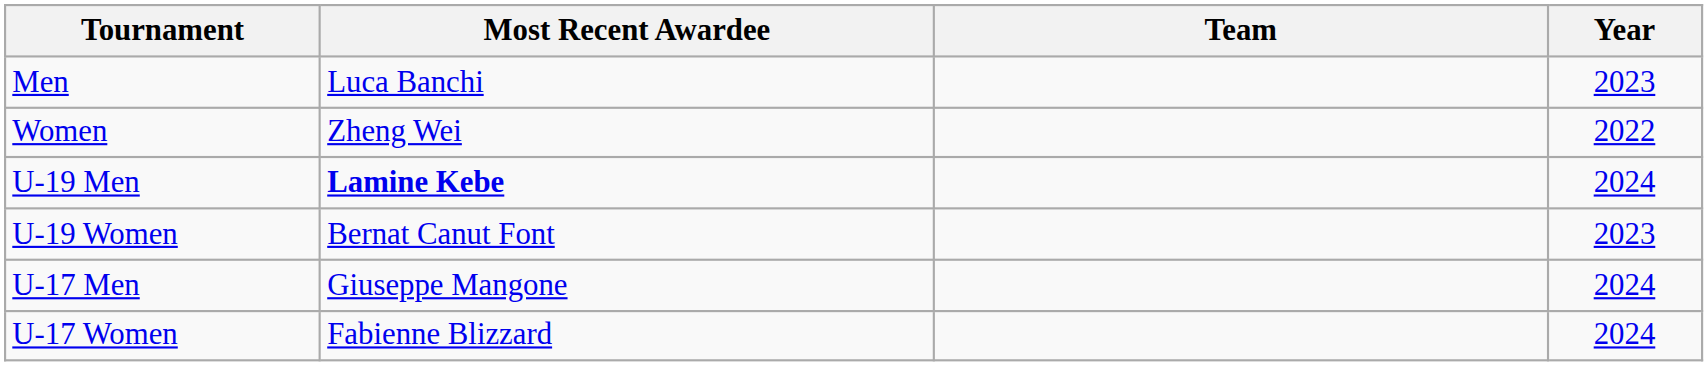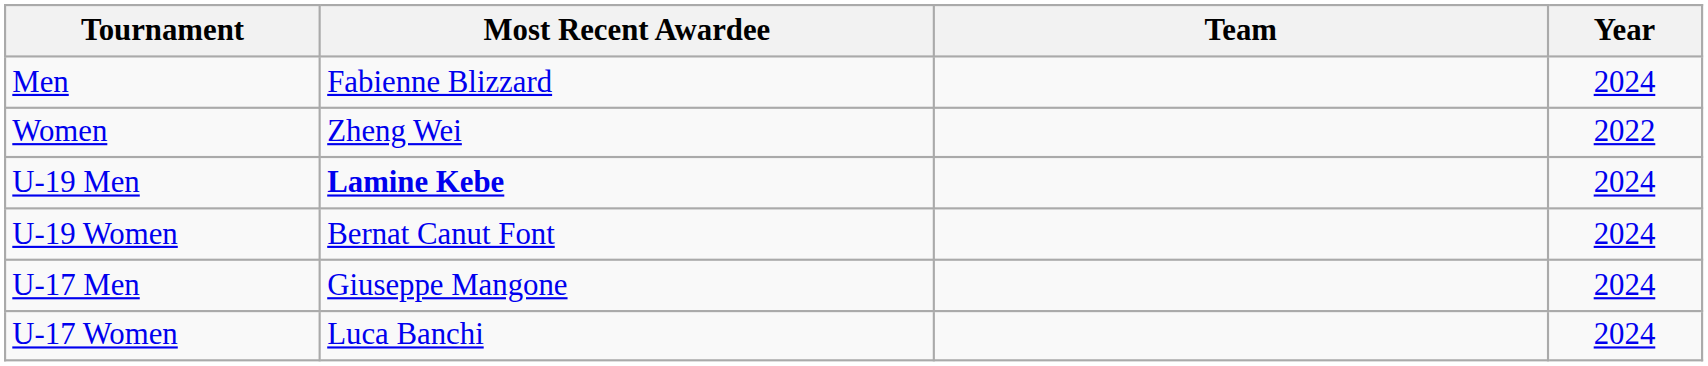(405, 81) Luca Banchi -> (440, 81) Fabienne Blizzard
(1624, 81) 2023 -> (1624, 81) 2024
(1624, 233) 2023 -> (1624, 233) 2024
(440, 335) Fabienne Blizzard -> (405, 335) Luca Banchi
